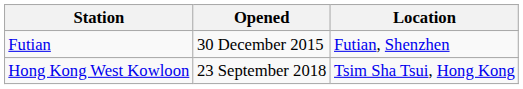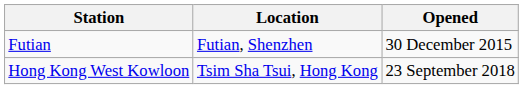columns swapped: (262, 17) <-> (424, 17)
